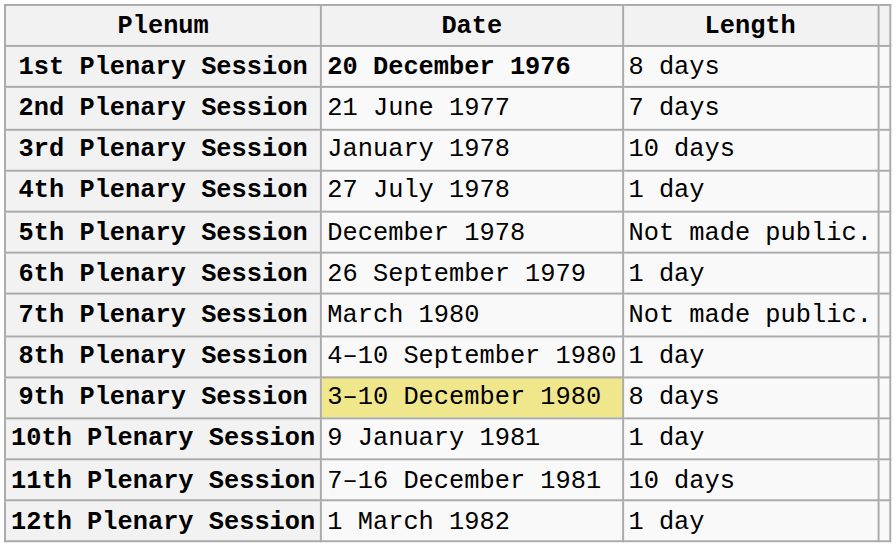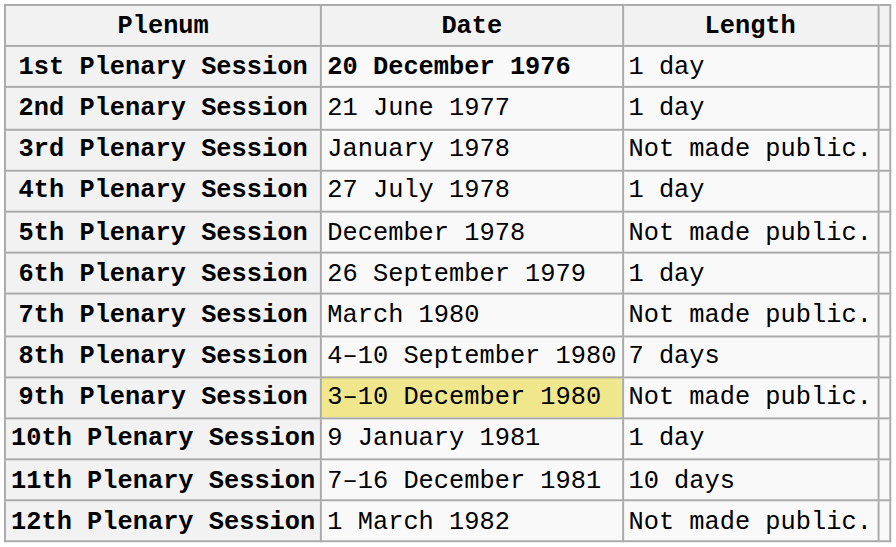(674, 67) 8 days -> (666, 67) 1 day
(674, 108) 7 days -> (666, 108) 1 day
(682, 150) 10 days -> (750, 150) Not made public.
(666, 356) 1 day -> (674, 356) 7 days
(674, 397) 8 days -> (750, 397) Not made public.
(666, 521) 1 day -> (750, 521) Not made public.
